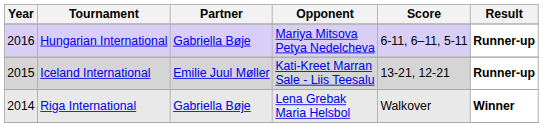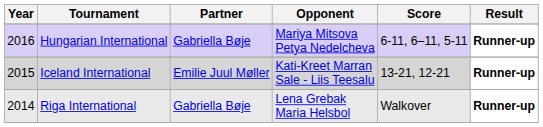(494, 106) Winner -> (504, 106) Runner-up
